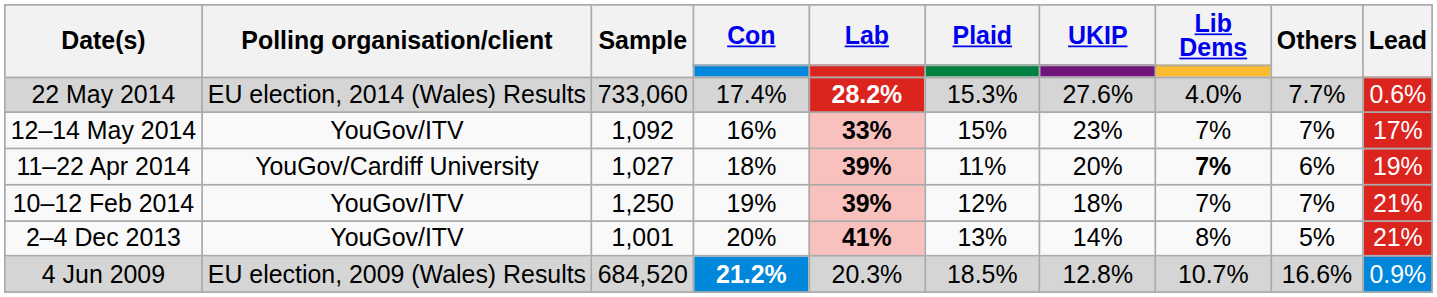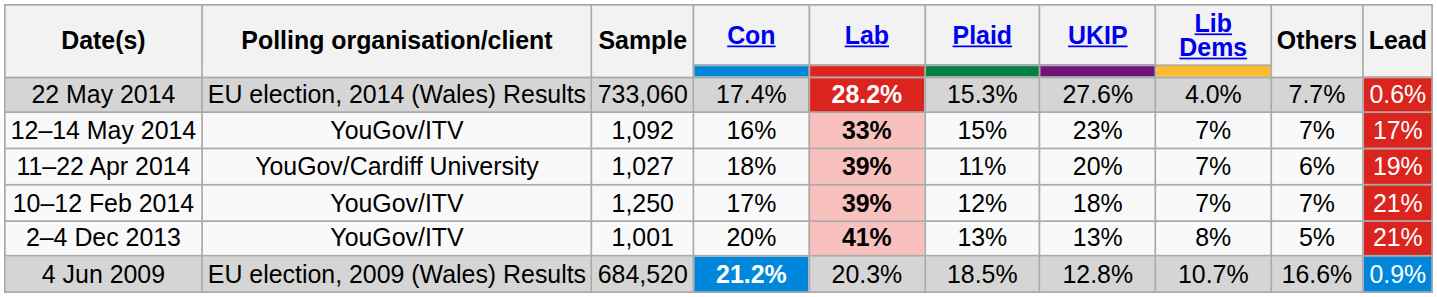(1213, 167) bold -> (1213, 167) normal
(751, 203) 19% -> (751, 203) 17%
(1098, 239) 14% -> (1098, 239) 13%
